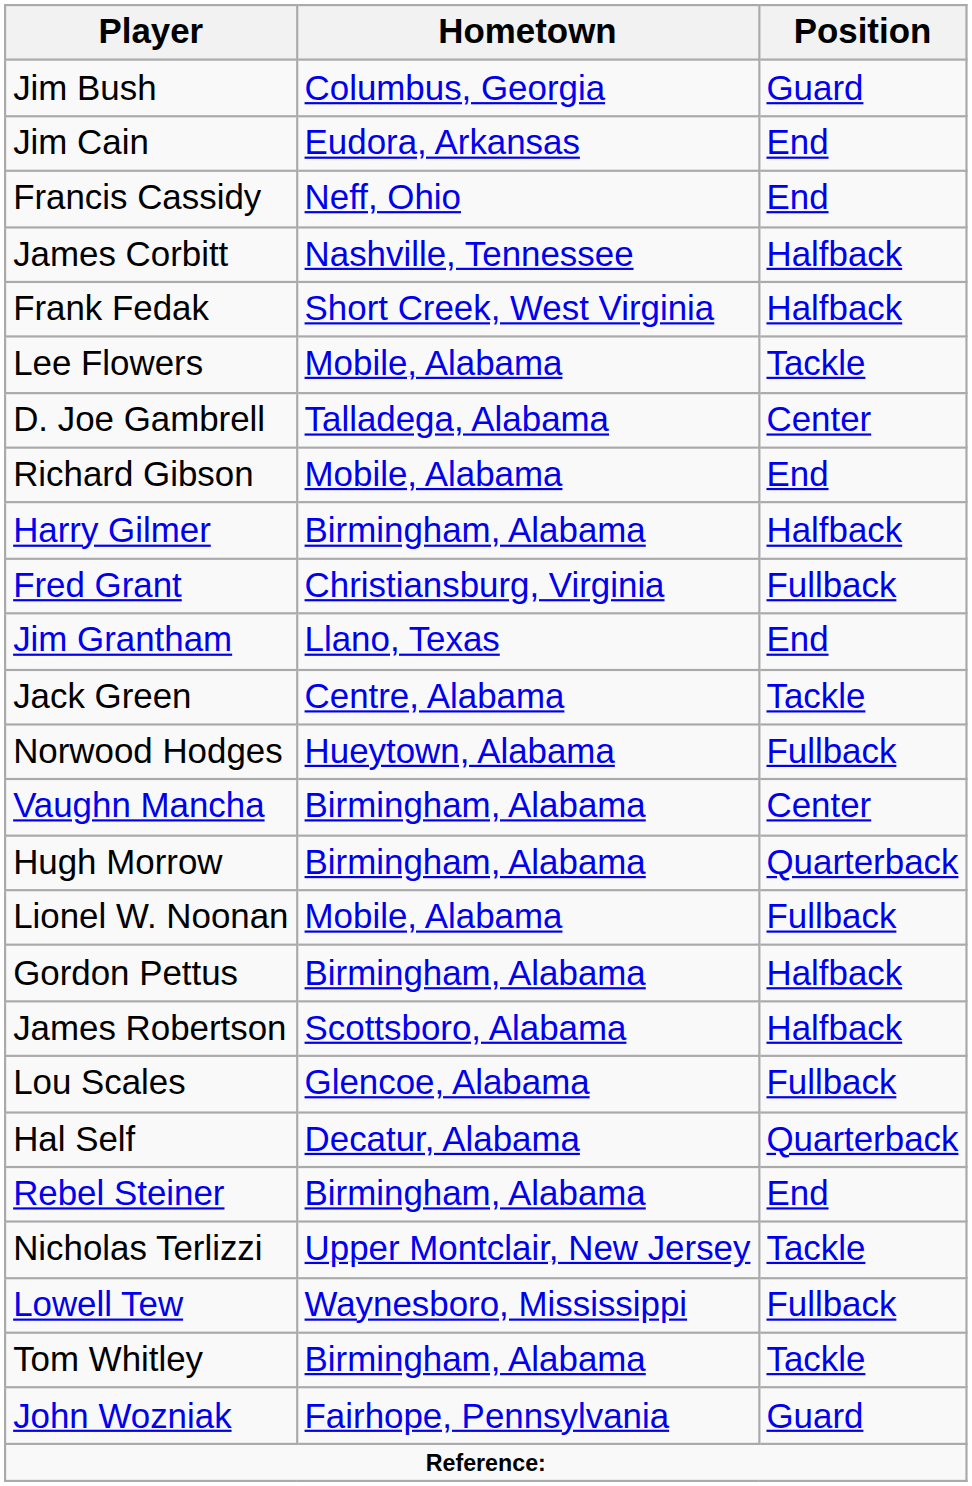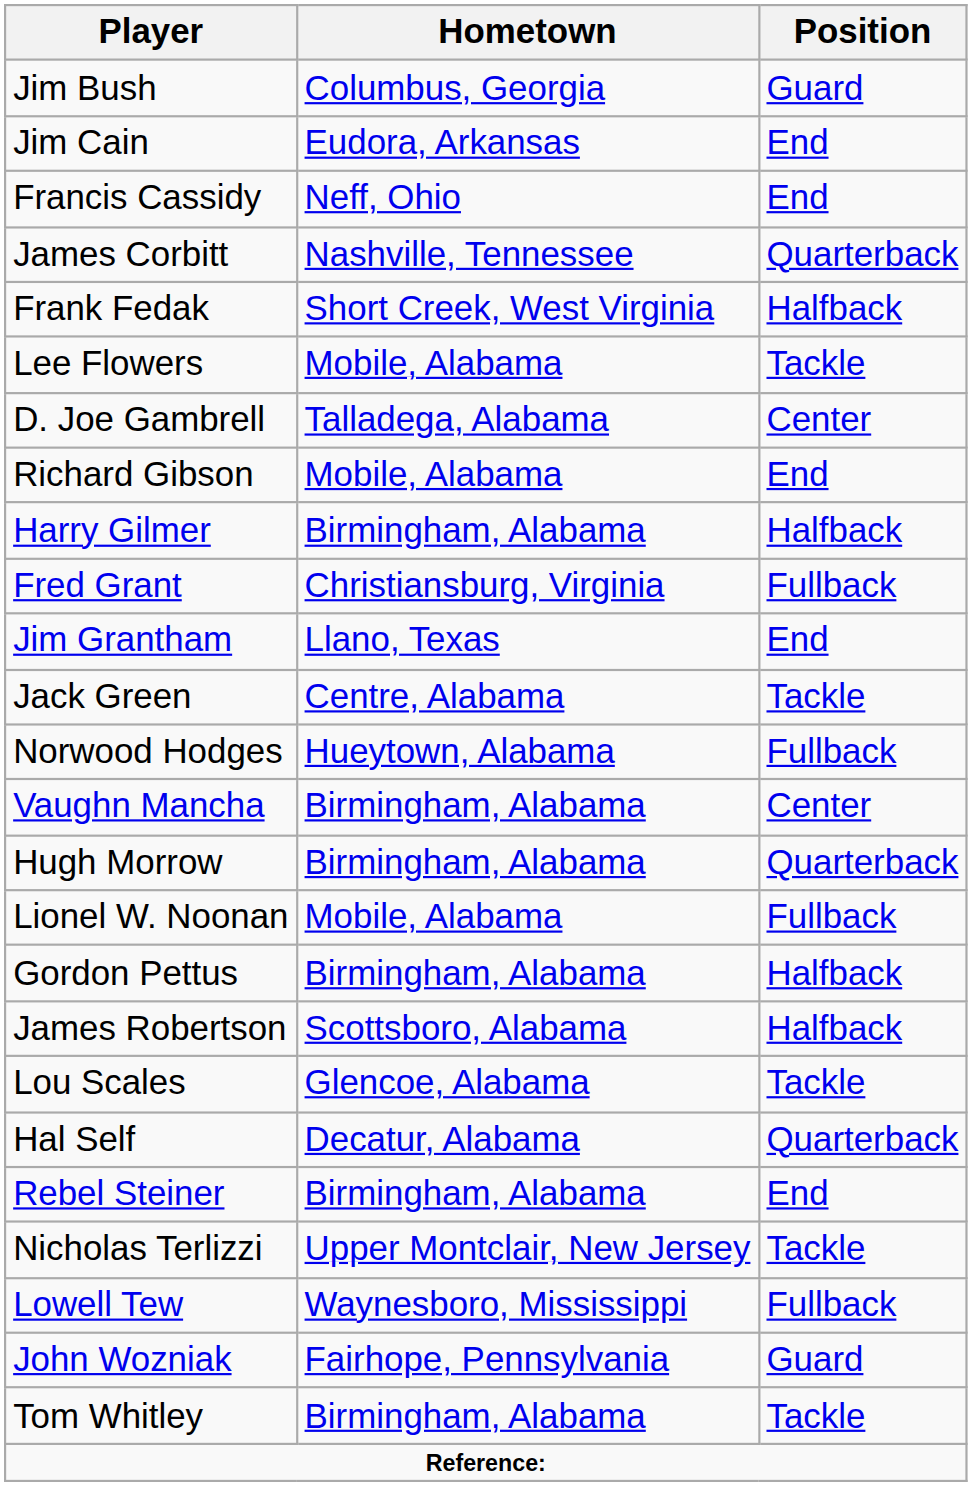(834, 253) Halfback -> (862, 253) Quarterback
(831, 1083) Fullback -> (816, 1083) Tackle
rows swapped: (108, 1359) <-> (122, 1415)
